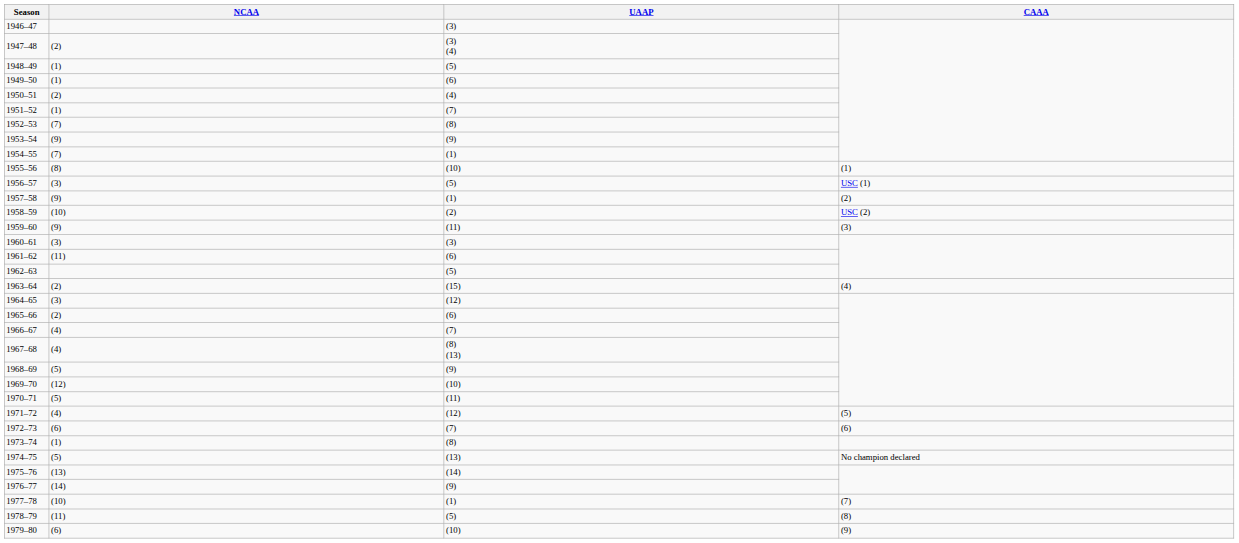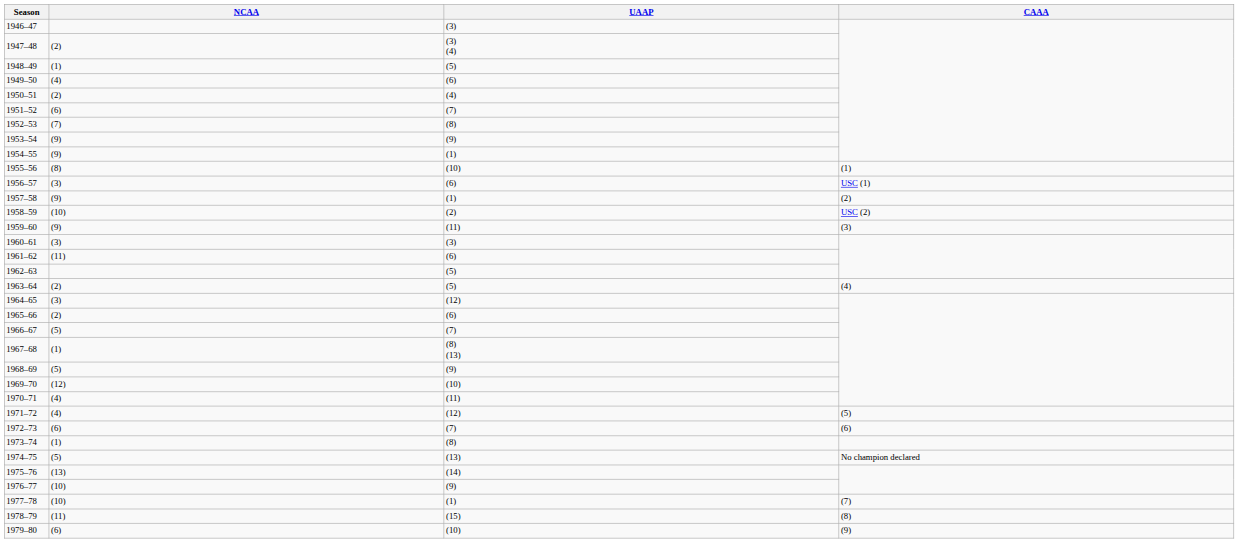(56, 81) (1) -> (56, 81) (4)
(56, 110) (1) -> (56, 110) (6)
(56, 154) (7) -> (56, 154) (9)
(451, 183) (5) -> (451, 183) (6)
(453, 286) (15) -> (451, 286) (5)
(56, 330) (4) -> (56, 330) (5)
(56, 349) (4) -> (56, 349) (1)
(56, 399) (5) -> (56, 399) (4)
(58, 487) (14) -> (58, 487) (10)
(451, 516) (5) -> (453, 516) (15)
